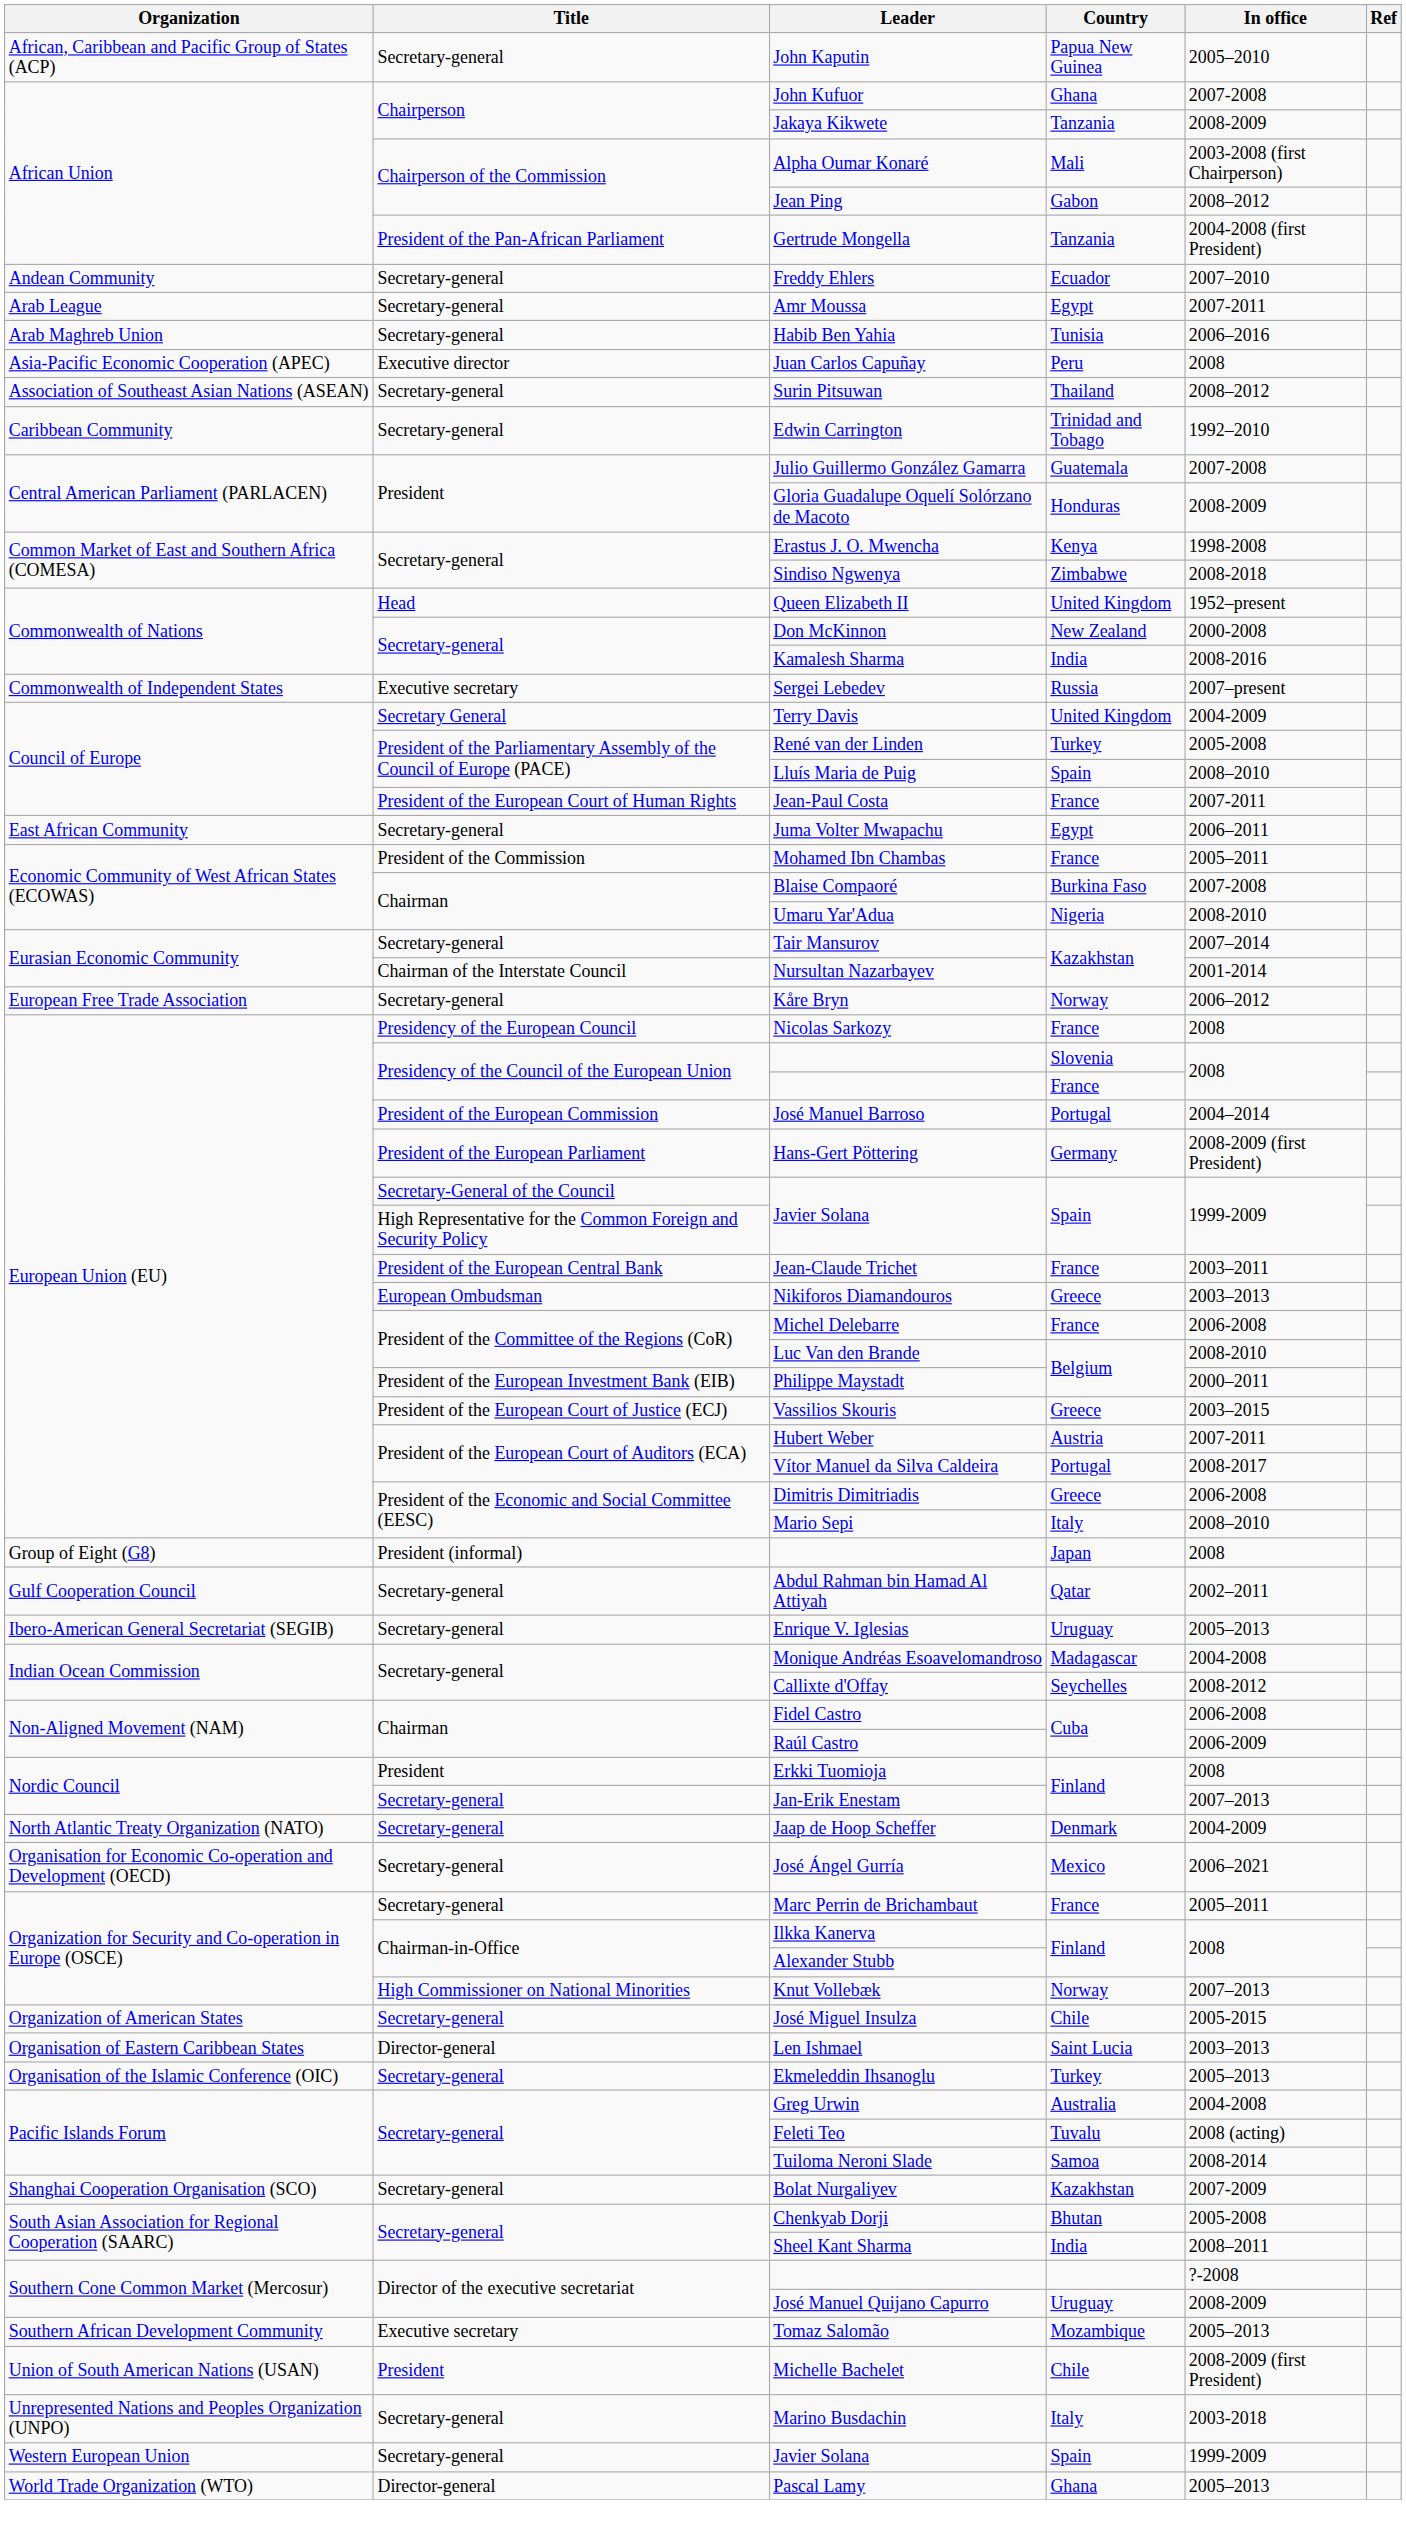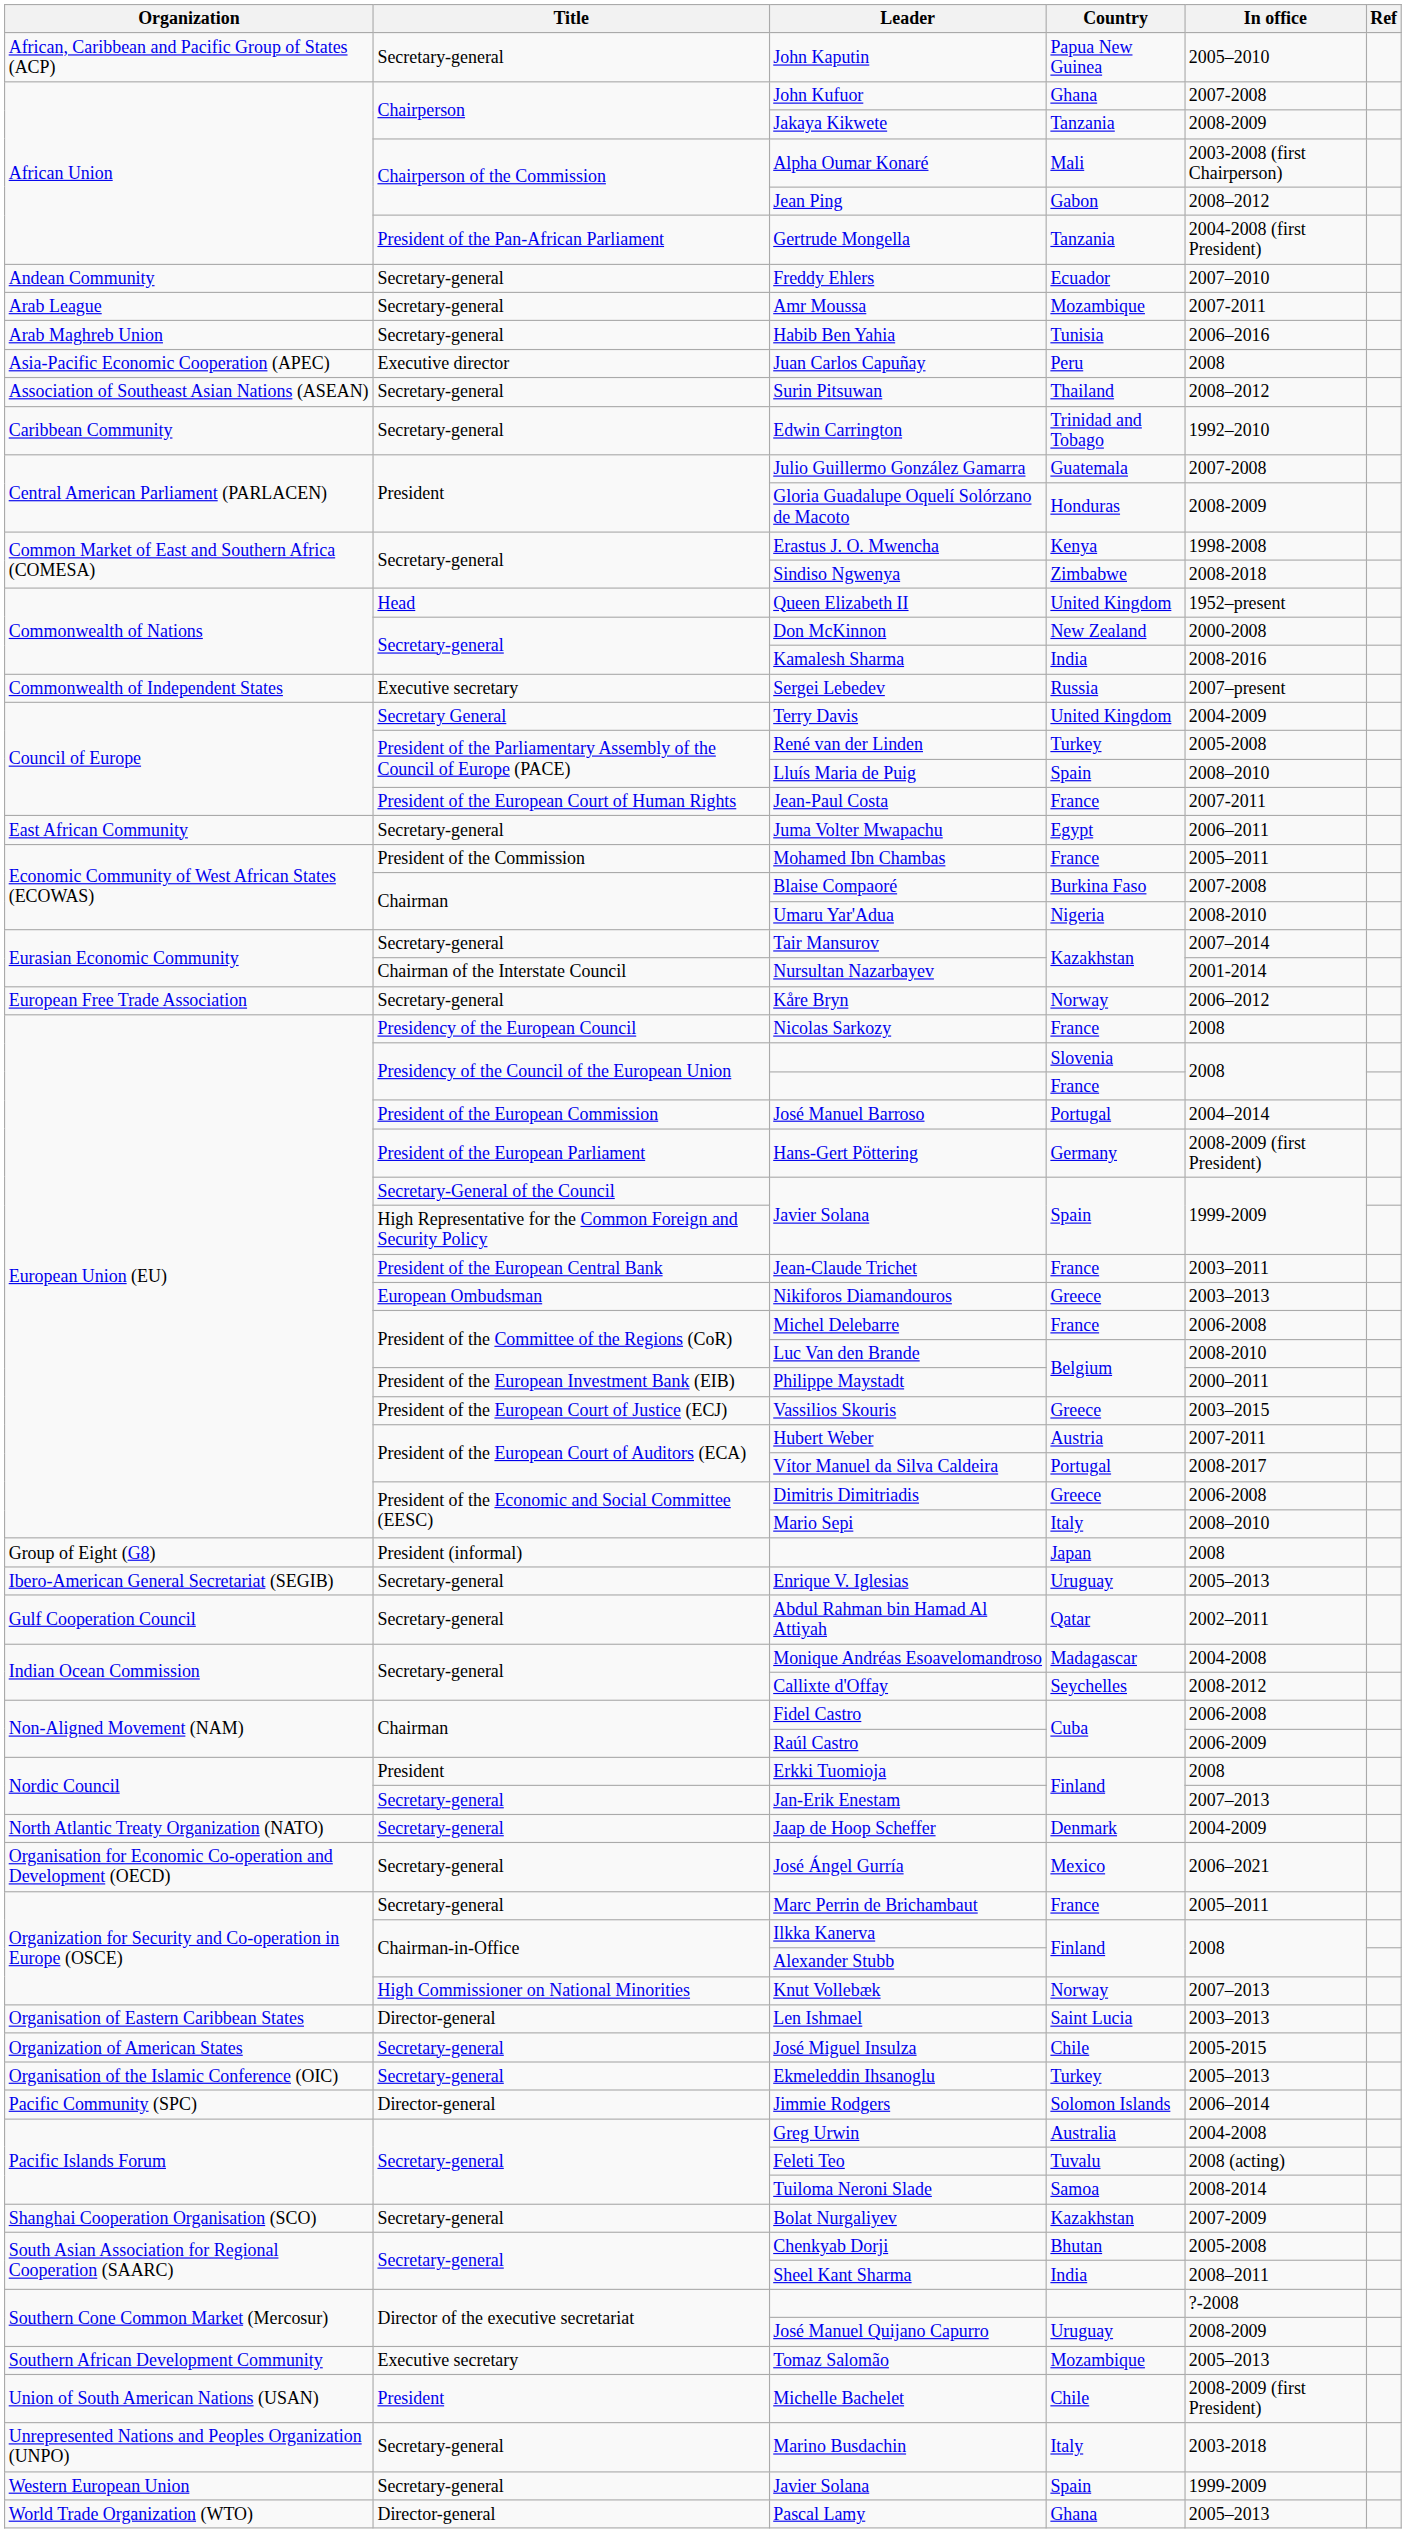(1072, 306) Egypt -> (1098, 306) Mozambique
rows swapped: (441, 1590) <-> (441, 1629)
rows swapped: (441, 2019) <-> (436, 2047)
+ row: (436, 2104)
